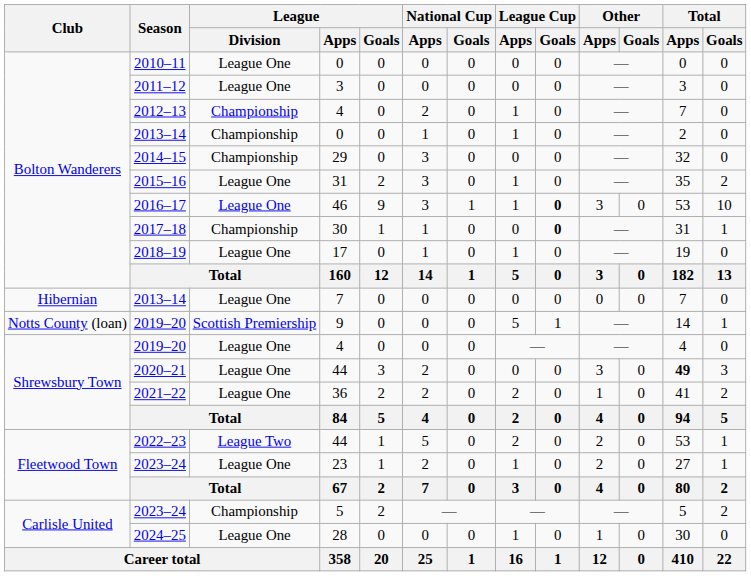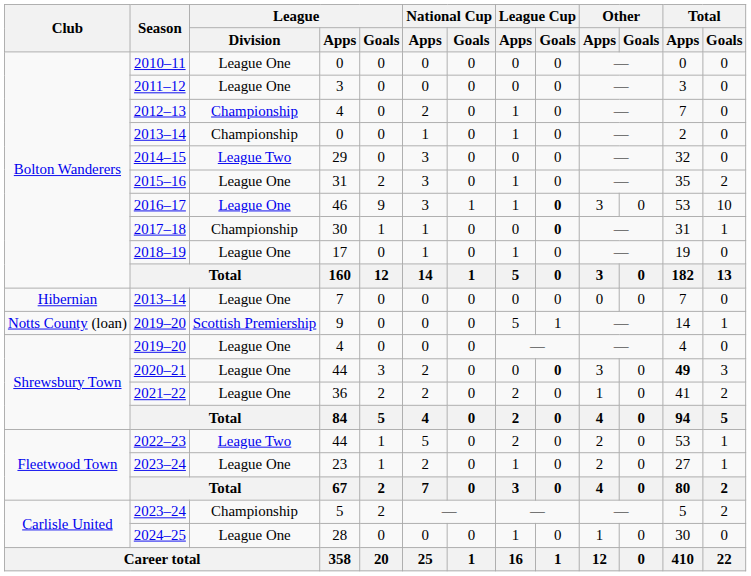(255, 157) Championship -> (255, 157) League Two
(558, 370) normal -> (558, 370) bold
